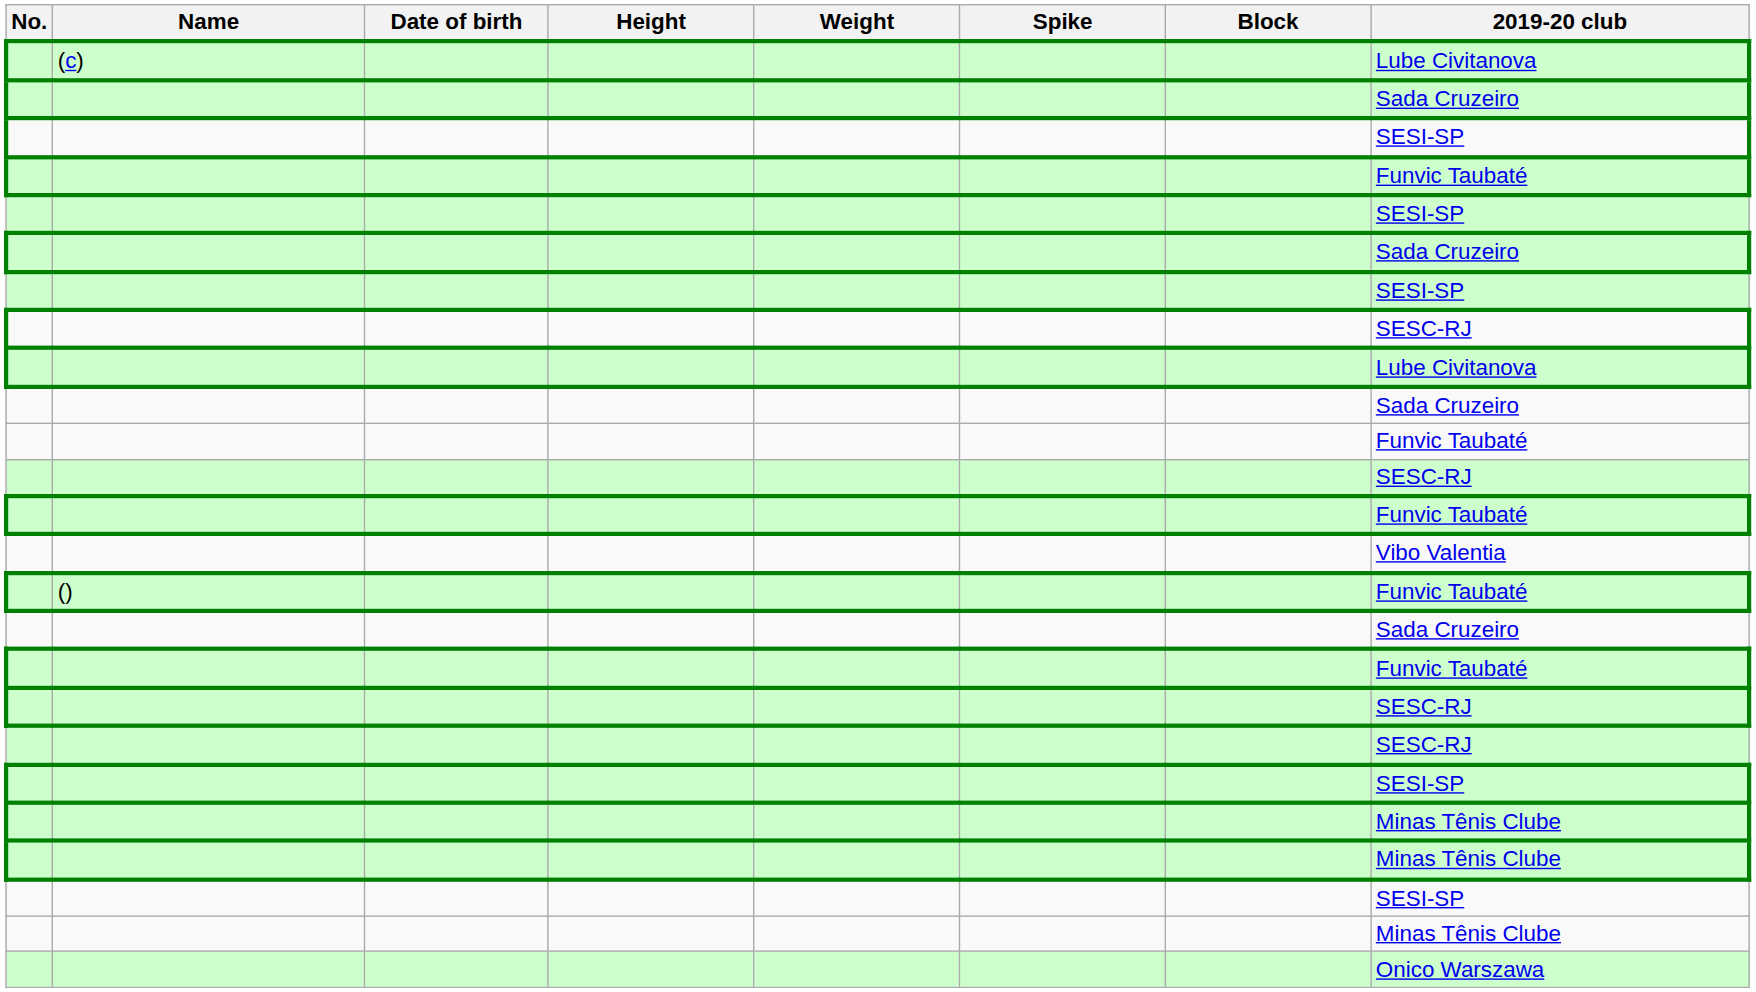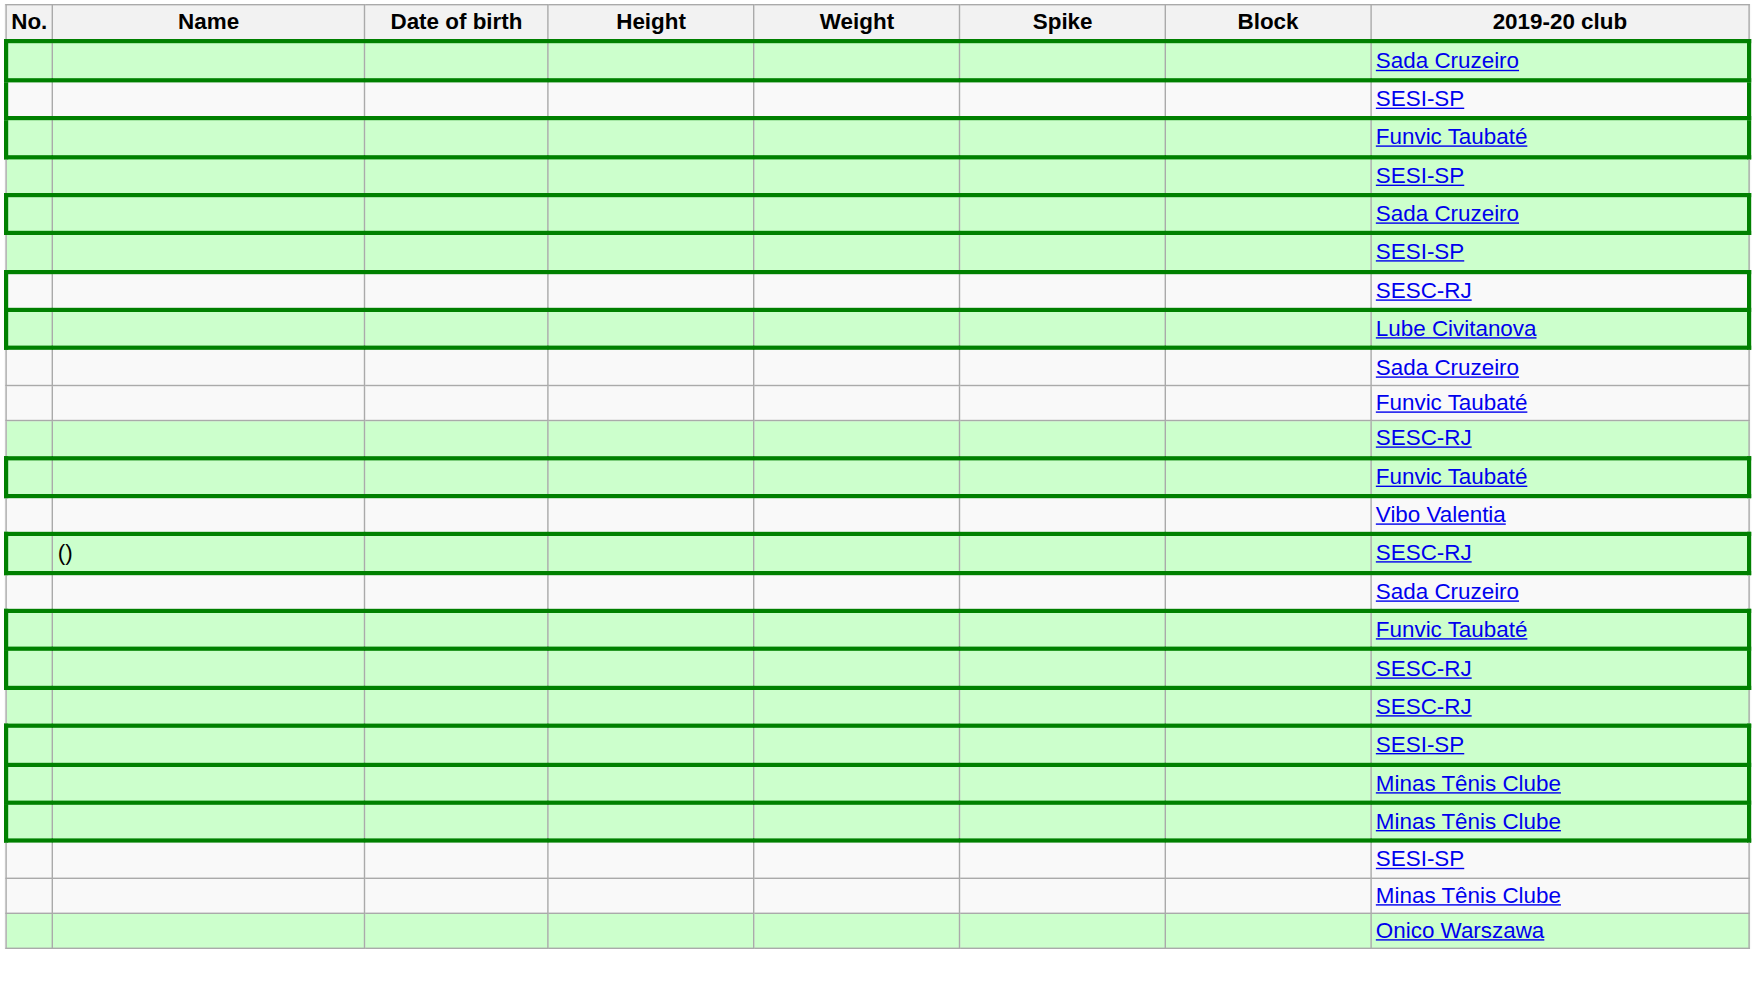- row: (29, 61)
(1452, 591) Funvic Taubaté -> (1424, 553) SESC-RJ
